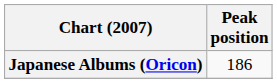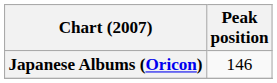(239, 64) 186 -> (239, 64) 146
